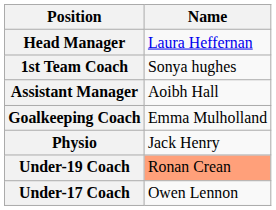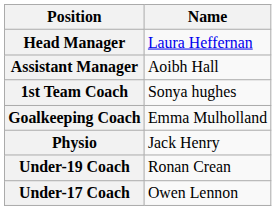rows swapped: (74, 92) <-> (74, 67)
(189, 167) lightsalmon background -> (189, 167) no background
